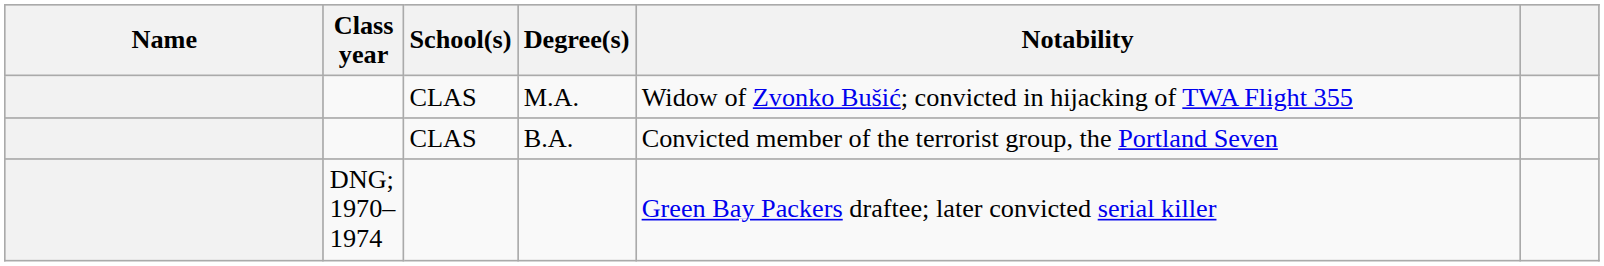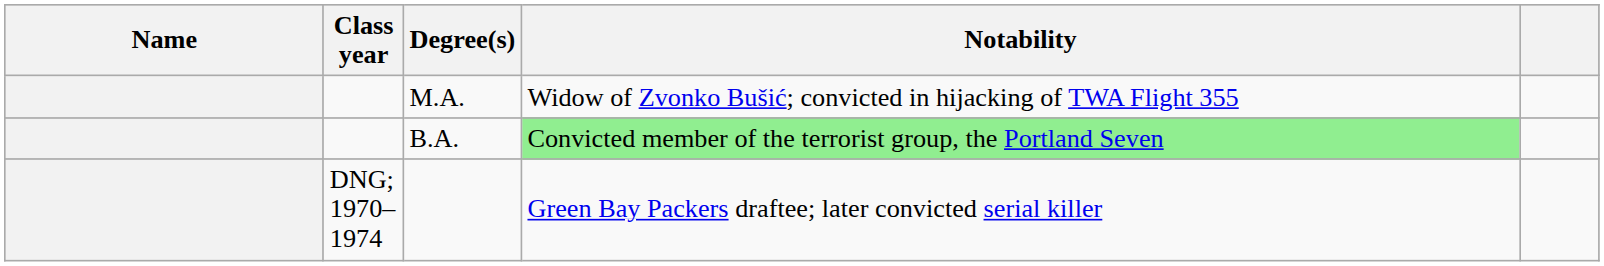- column: (461, 40)
(960, 138) no background -> (846, 138) lightgreen background
